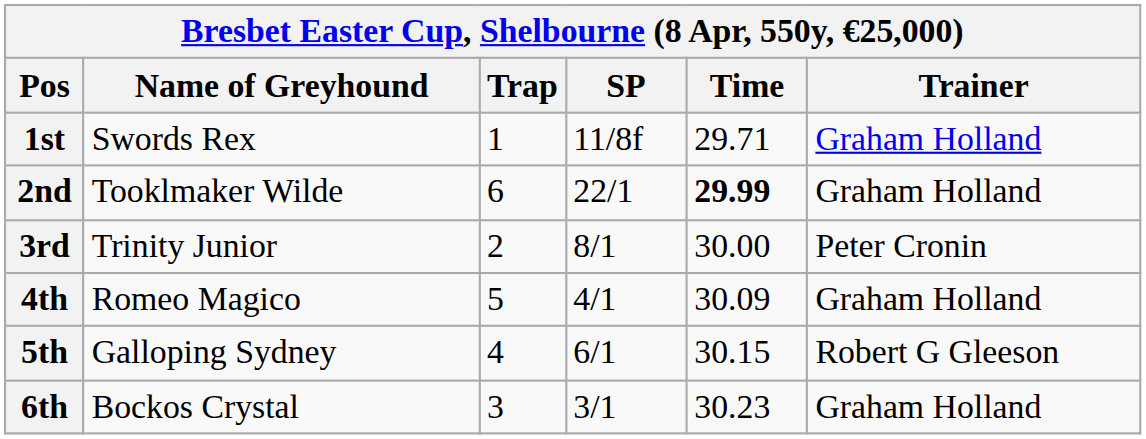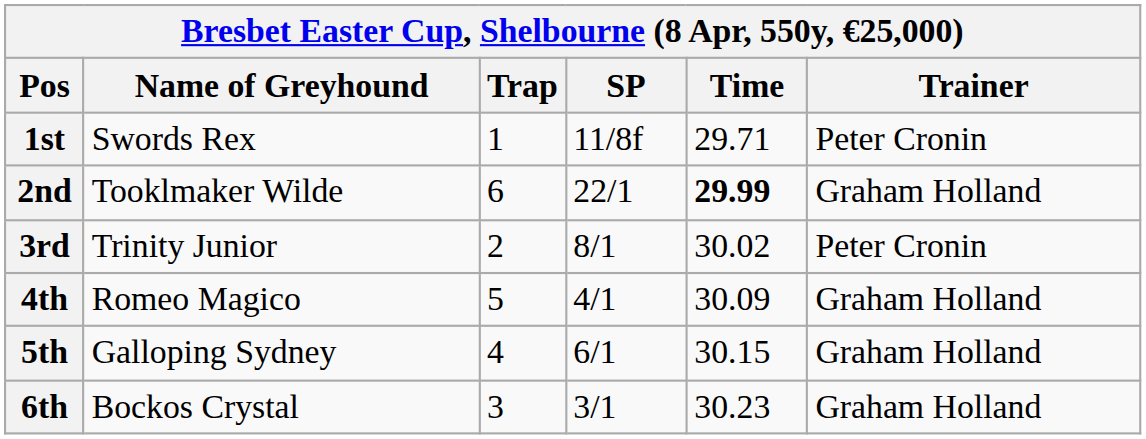(928, 138) Graham Holland -> (901, 138) Peter Cronin
(732, 245) 30.00 -> (732, 245) 30.02
(937, 352) Robert G Gleeson -> (928, 352) Graham Holland
